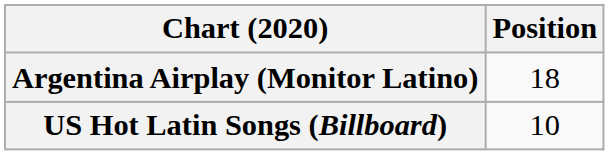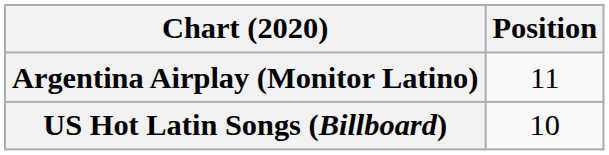(545, 76) 18 -> (545, 76) 11
